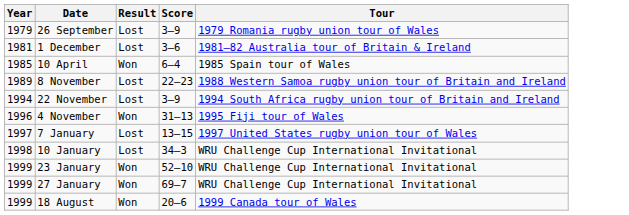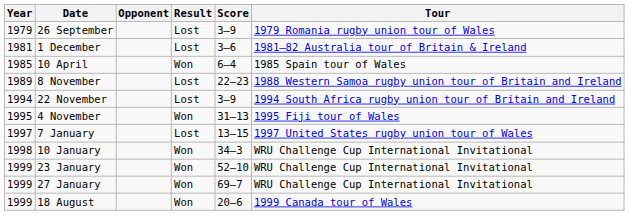+ column: (144, 13)
(20, 116) 1996 -> (20, 116) 1995
(131, 150) Lost -> (184, 150) Won
